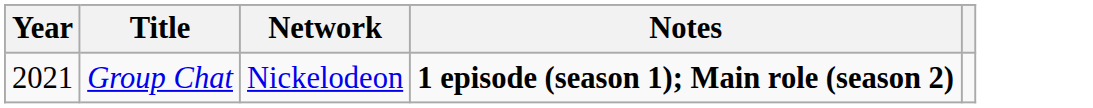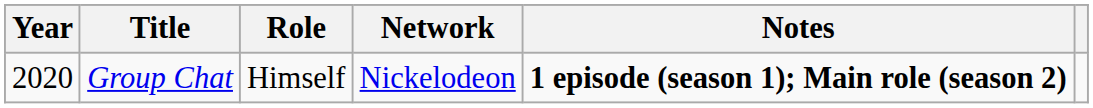+ column: (296, 28)
(43, 77) 2021 -> (43, 77) 2020
